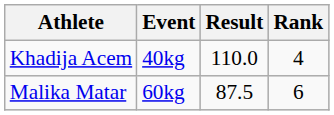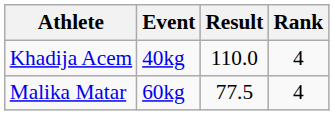(234, 92) 87.5 -> (234, 92) 77.5
(298, 92) 6 -> (298, 92) 4
